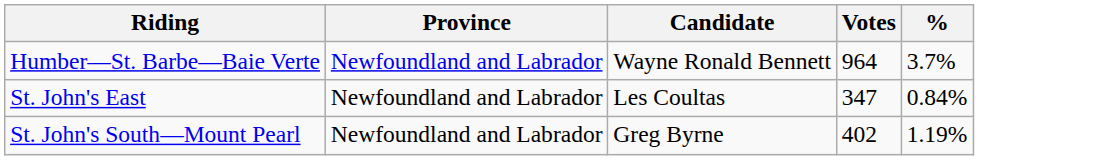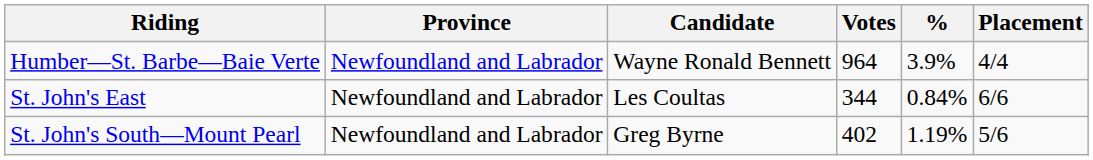+ column: (1030, 23)
(931, 60) 3.7% -> (931, 60) 3.9%
(859, 97) 347 -> (859, 97) 344
